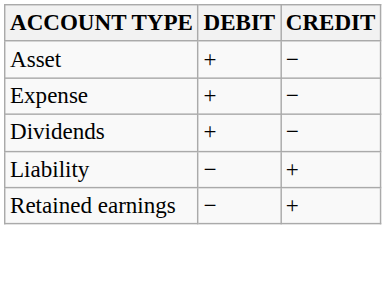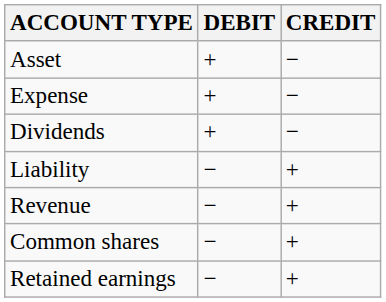+ row: (50, 205)
+ row: (85, 242)
